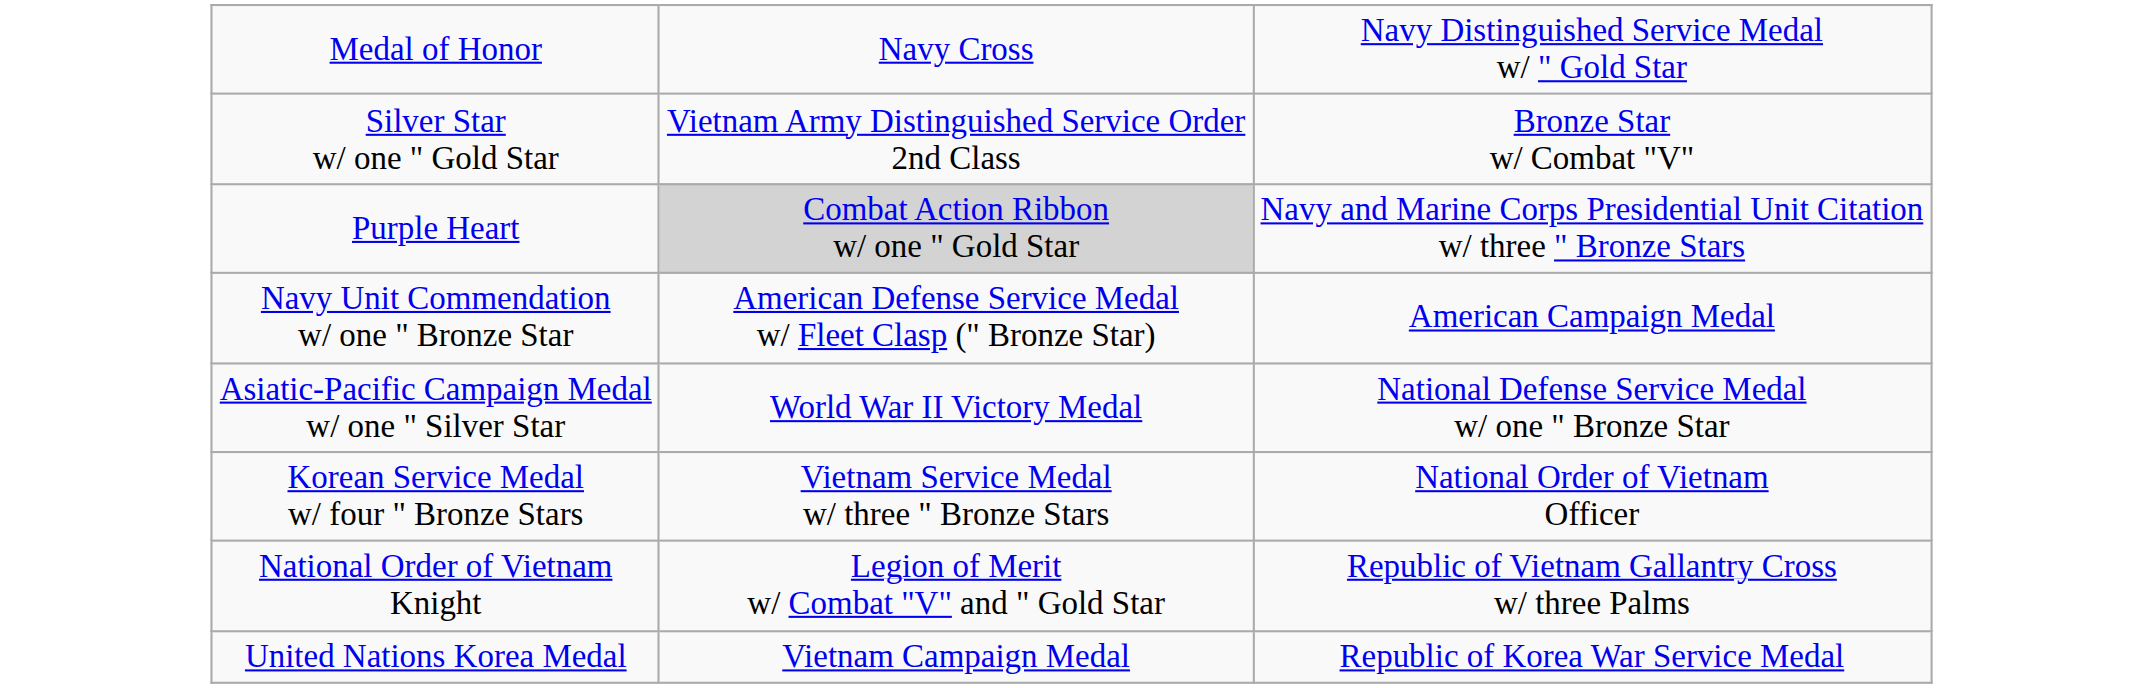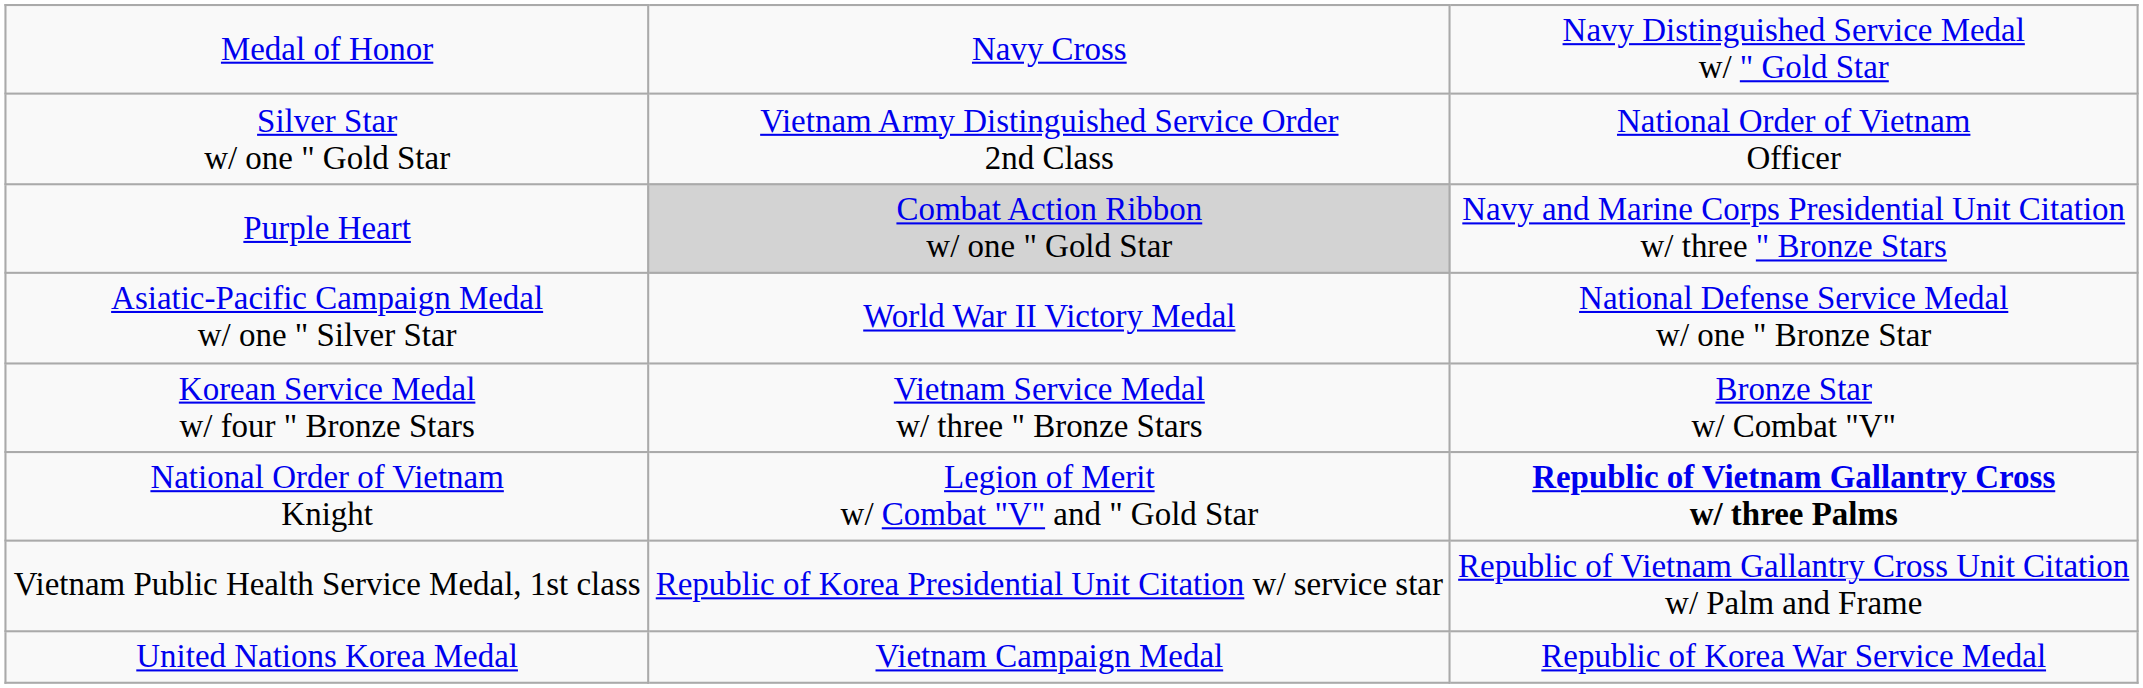(1592, 138) Bronze Star w/ Combat "V" -> (1794, 138) National Order of Vietnam Officer
- row: (436, 317)
(1592, 495) National Order of Vietnam Officer -> (1794, 406) Bronze Star w/ Combat "V"
(1592, 585) normal -> (1794, 495) bold
+ row: (327, 585)
